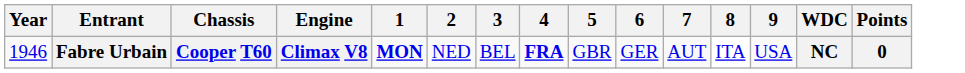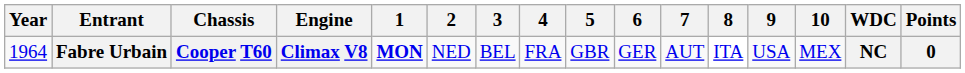+ column: (820, 20)
(28, 51) 1946 -> (28, 51) 1964
(544, 51) bold -> (543, 51) normal
